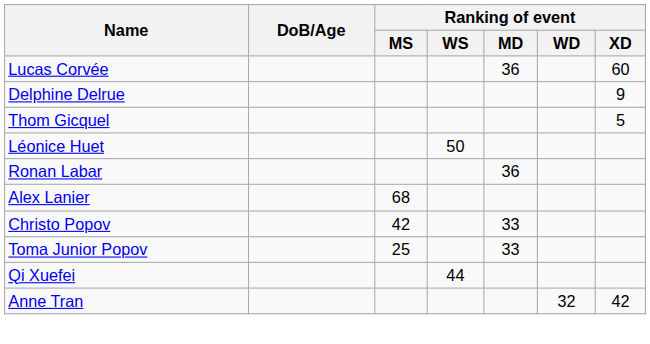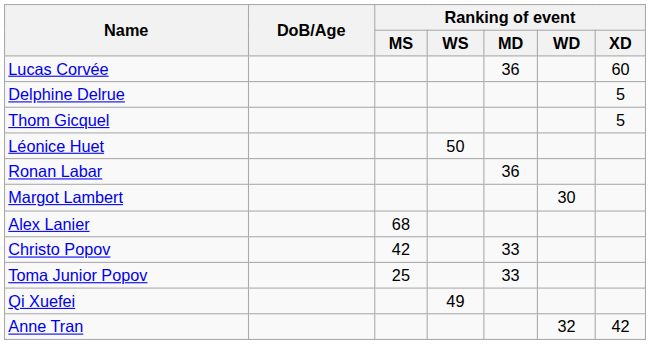(620, 95) 9 -> (620, 95) 5
+ row: (66, 198)
(455, 275) 44 -> (455, 301) 49
